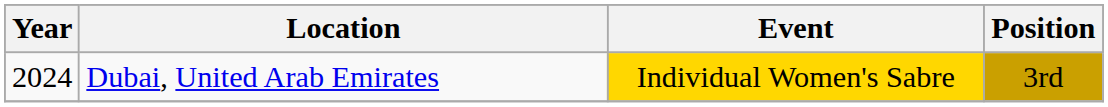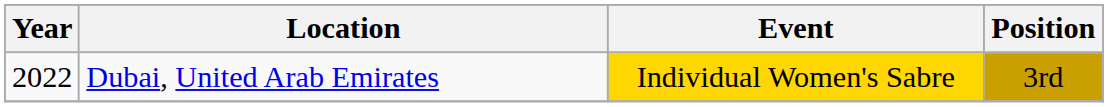(42, 76) 2024 -> (42, 76) 2022
